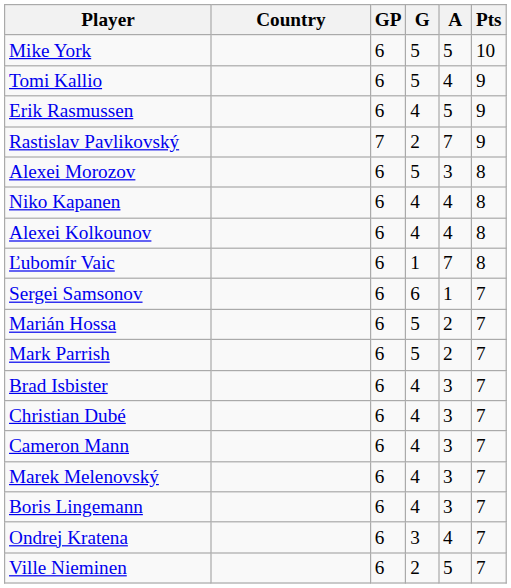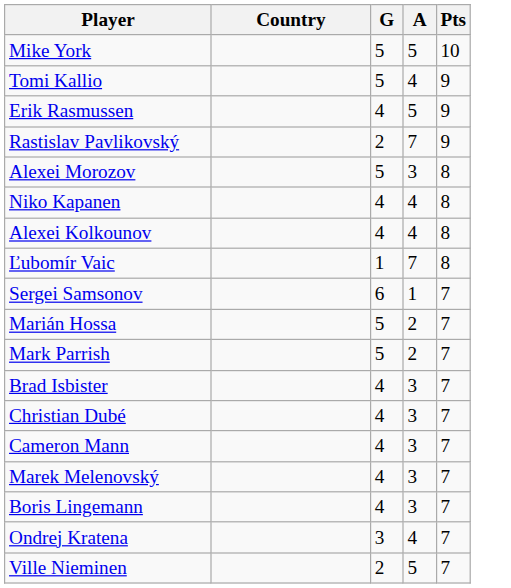- column: (388, 19)
